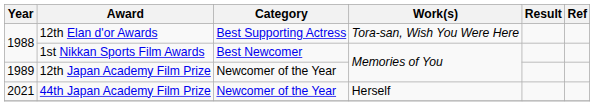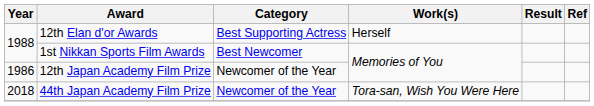(435, 33) Tora-san, Wish You Were Here -> (371, 33) Herself
(21, 71) 1989 -> (21, 71) 1986
(21, 91) 2021 -> (21, 91) 2018
(371, 91) Herself -> (435, 91) Tora-san, Wish You Were Here
